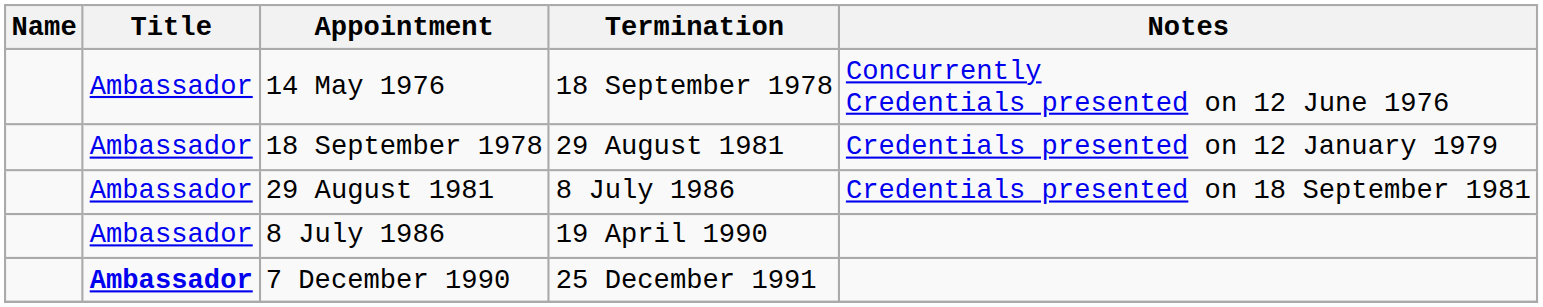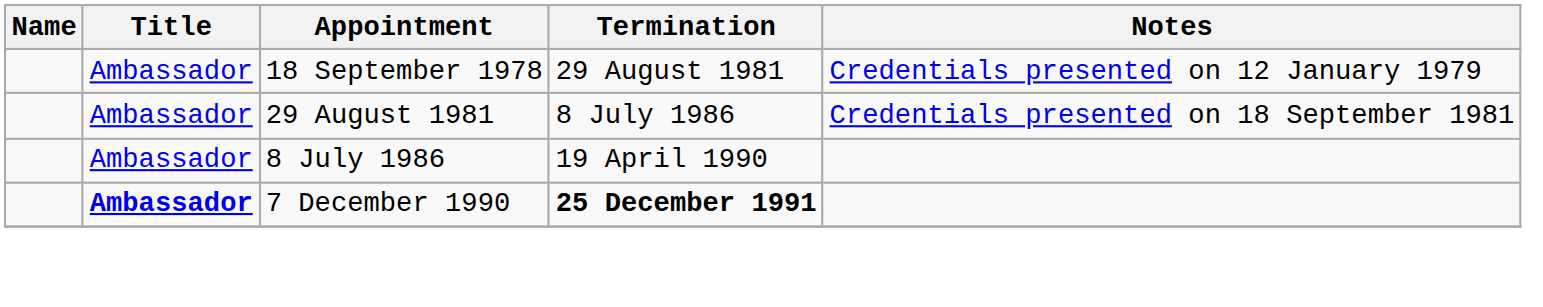- row: (355, 87)
(686, 280) normal -> (686, 204) bold
